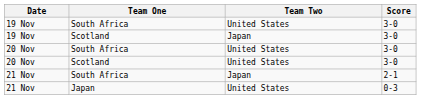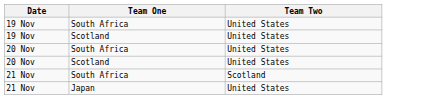- column: (399, 11)
(239, 37) Japan -> (258, 37) United States
(239, 75) Japan -> (246, 75) Scotland
